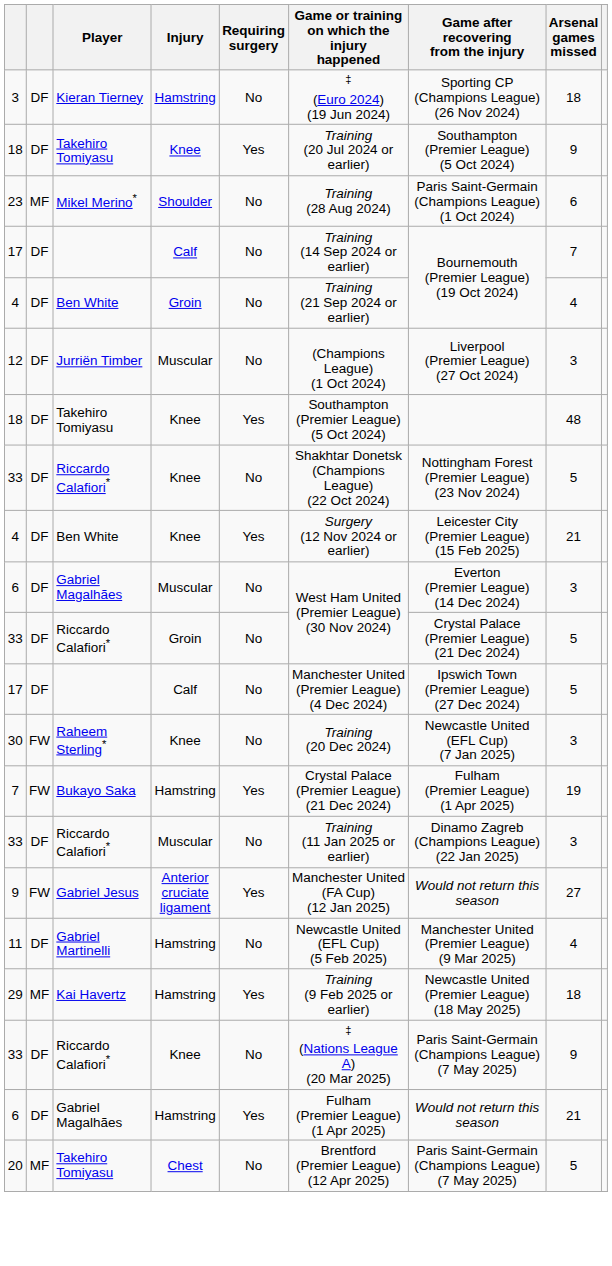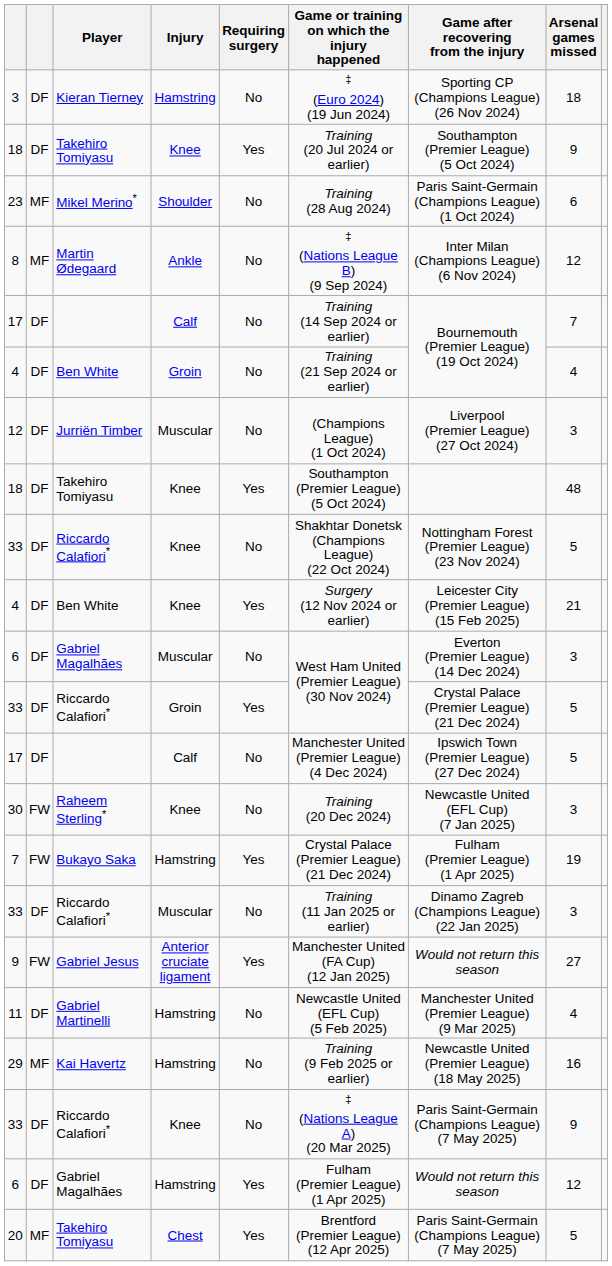+ row: (15, 261)
(254, 638) No -> (254, 707) Yes
(254, 994) Yes -> (254, 1063) No
(574, 994) 18 -> (574, 1063) 16
(574, 1114) 21 -> (574, 1184) 12
(254, 1165) No -> (254, 1235) Yes
